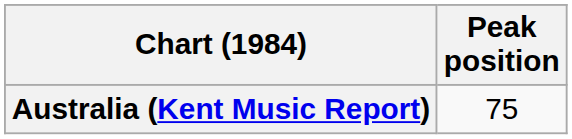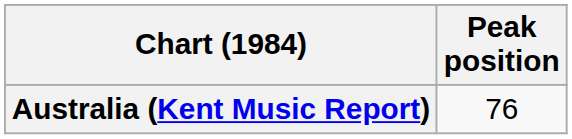(502, 108) 75 -> (502, 108) 76
